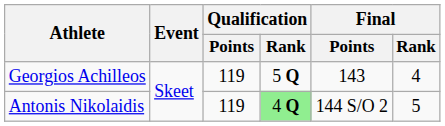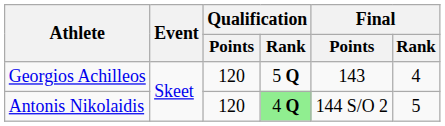(232, 76) 119 -> (232, 76) 120
(232, 106) 119 -> (232, 106) 120
